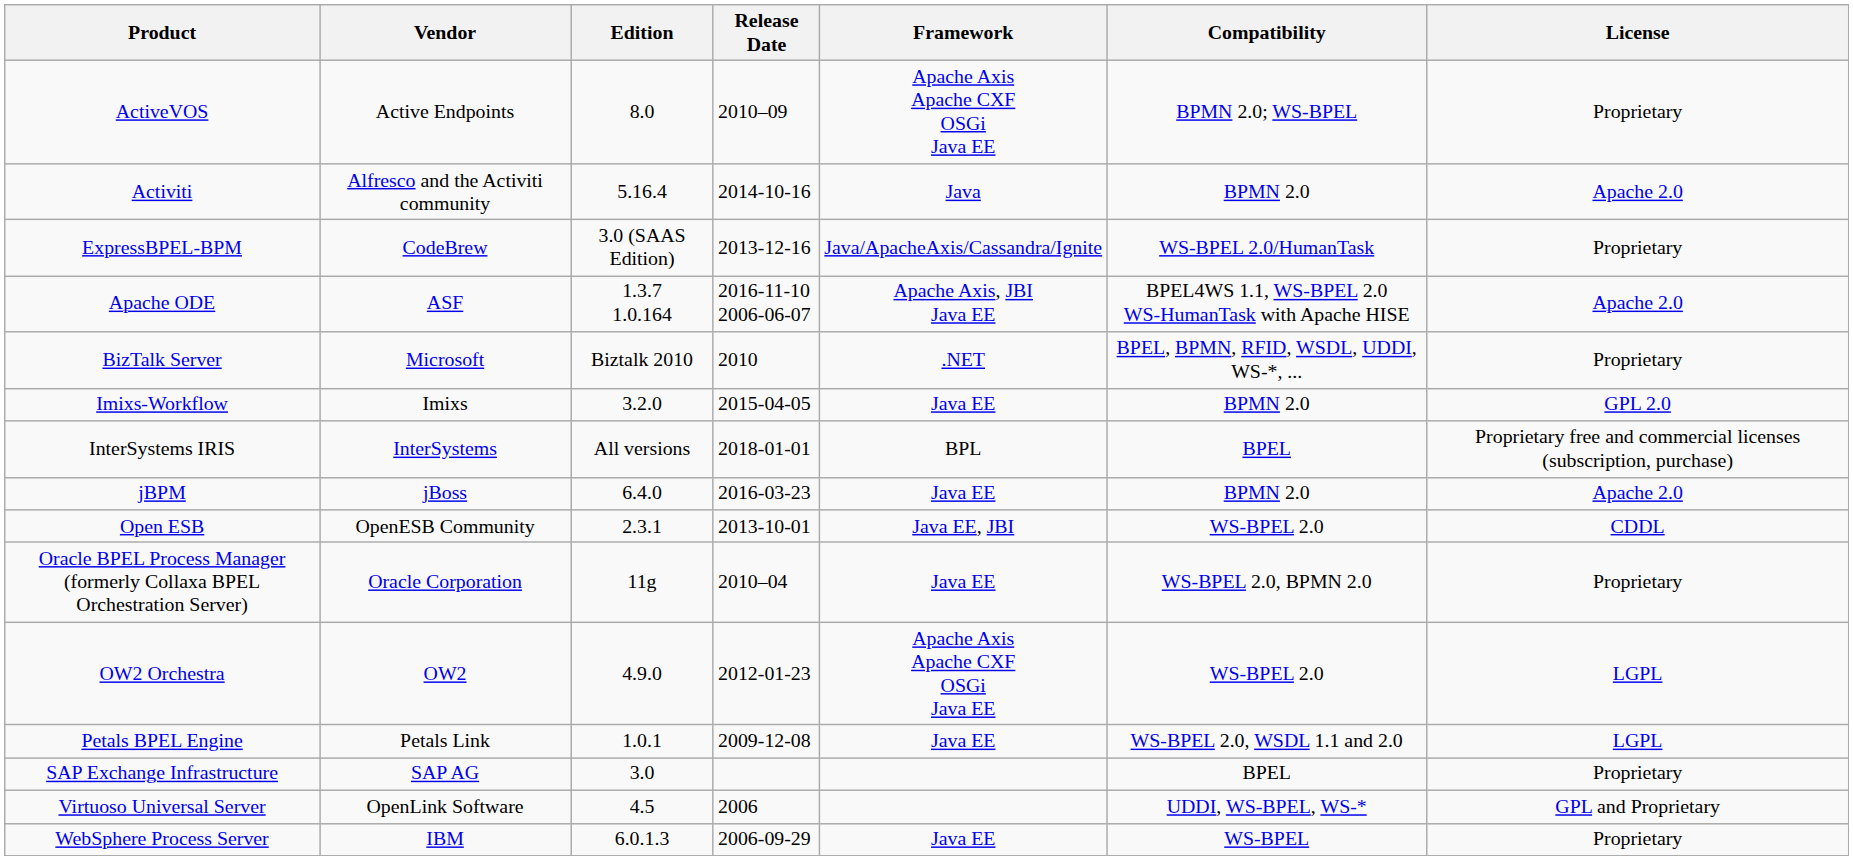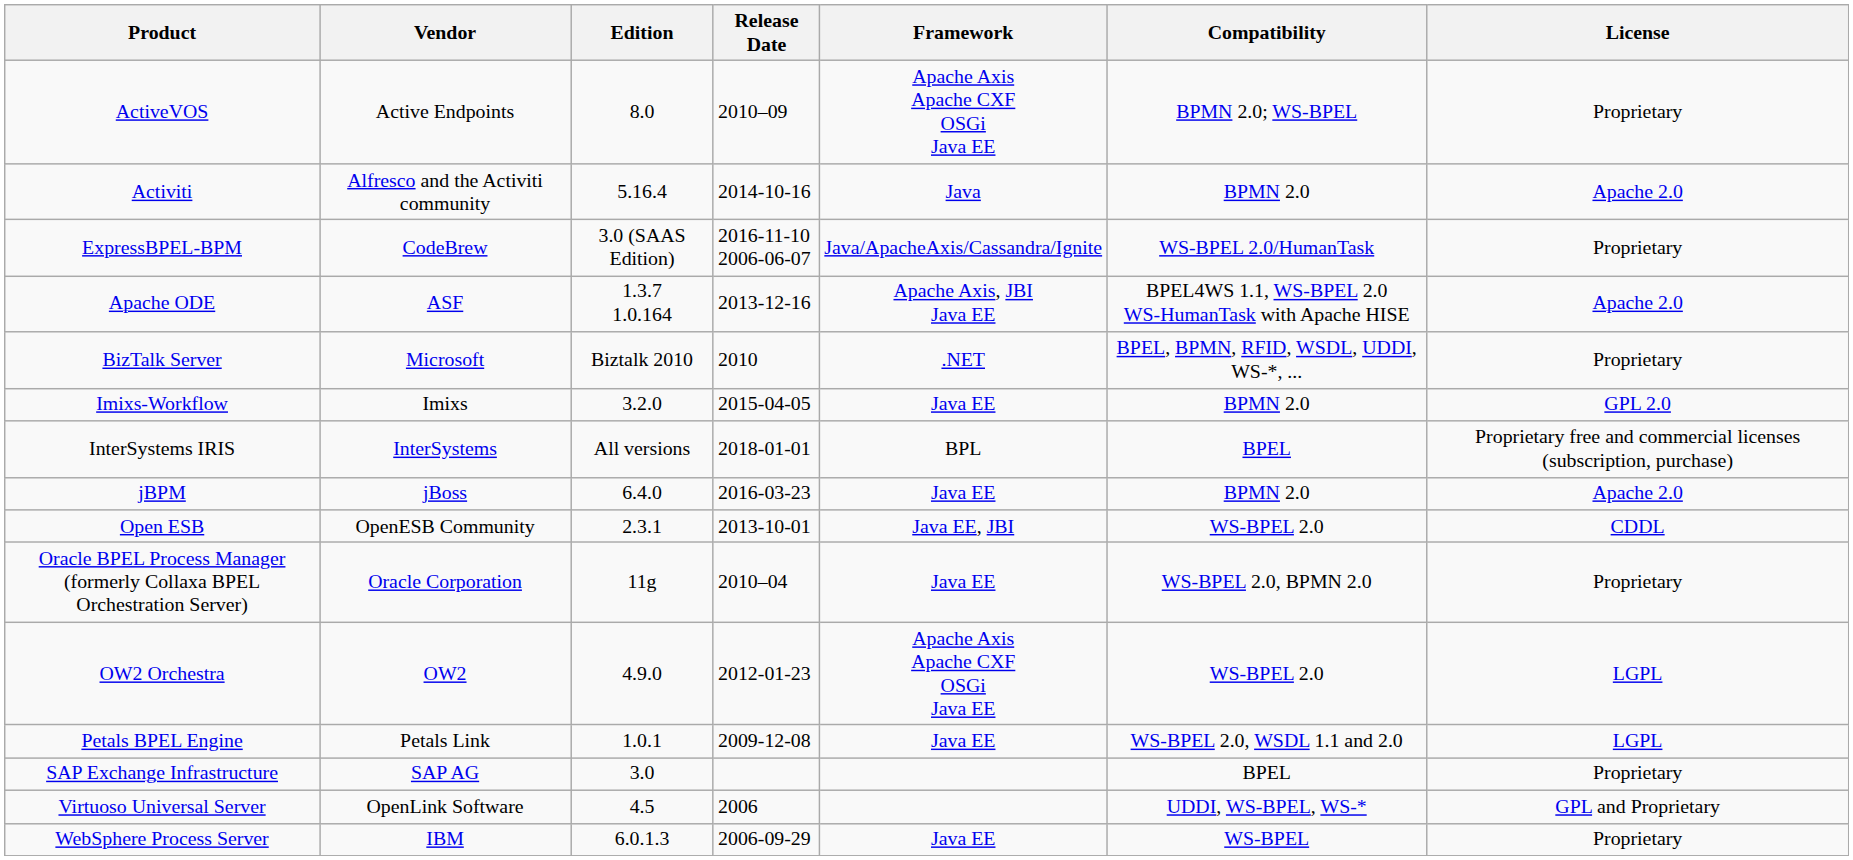(764, 247) 2013-12-16 -> (764, 247) 2016-11-10 2006-06-07
(764, 303) 2016-11-10 2006-06-07 -> (764, 303) 2013-12-16
